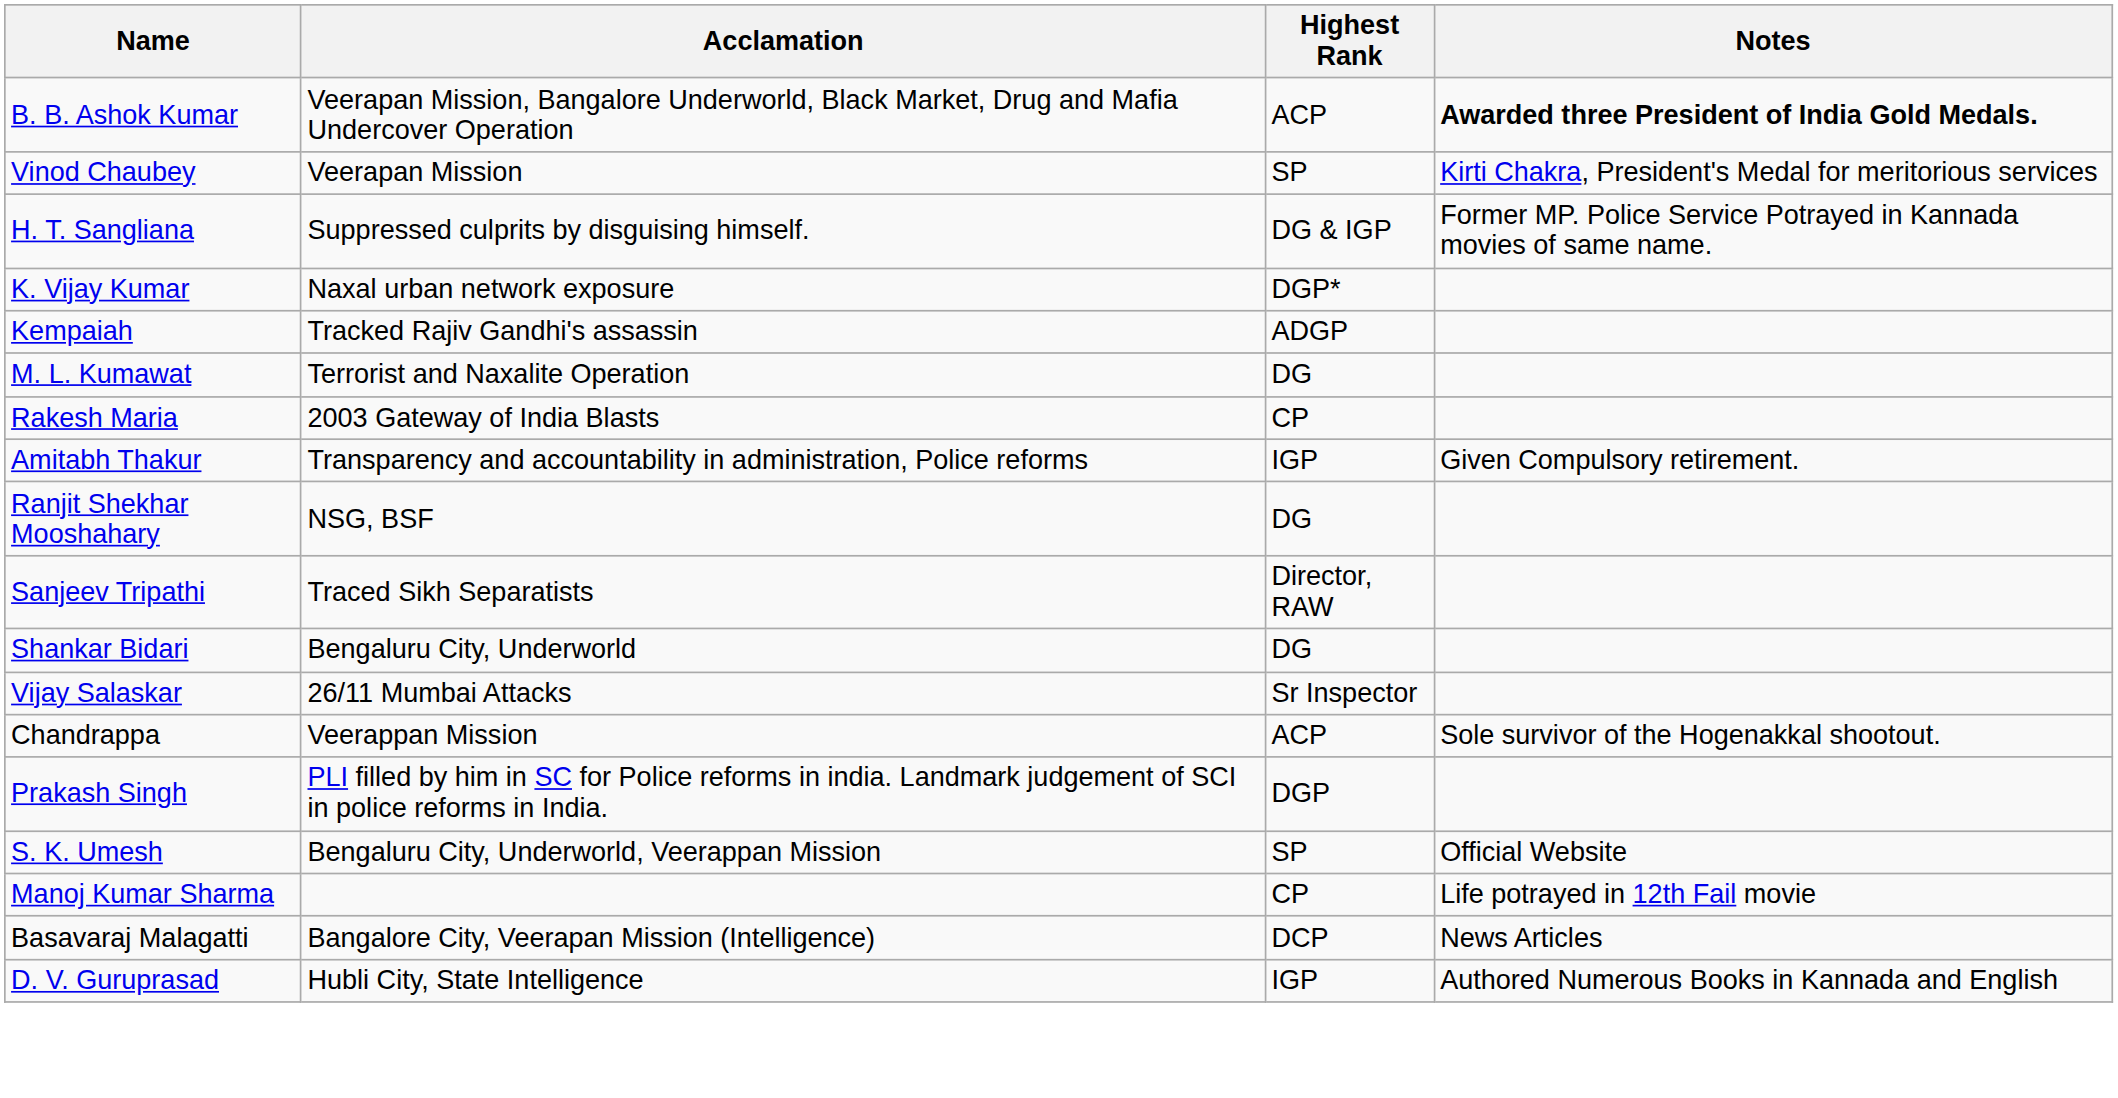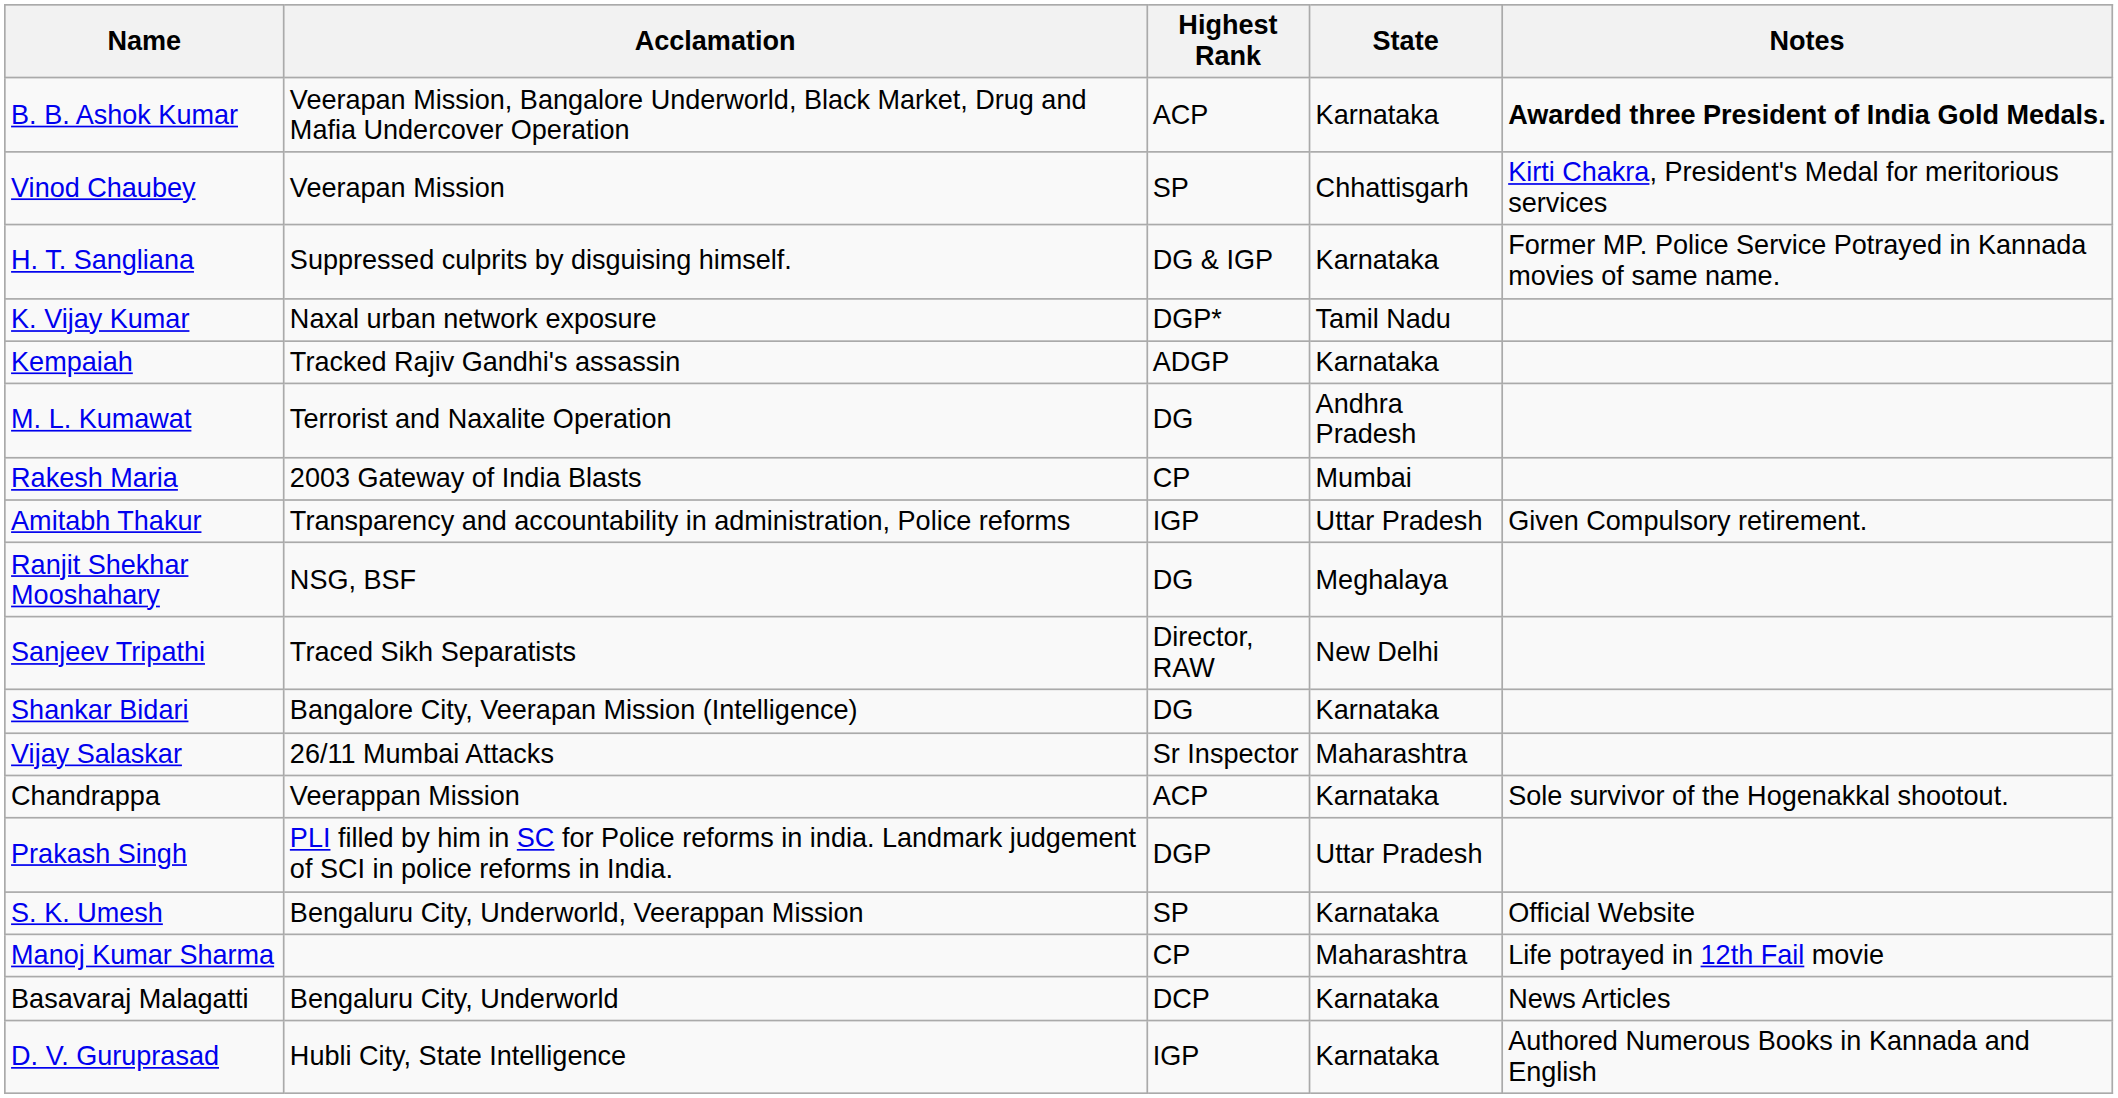+ column: (1406, 41)
(472, 649) Bengaluru City, Underworld -> (574, 710) Bangalore City, Veerapan Mission (Intelligence)
(591, 937) Bangalore City, Veerapan Mission (Intelligence) -> (454, 998) Bengaluru City, Underworld
